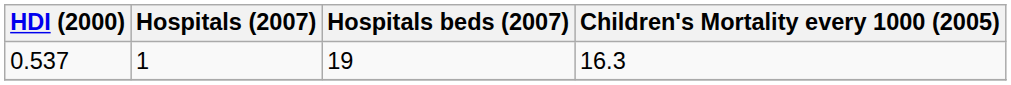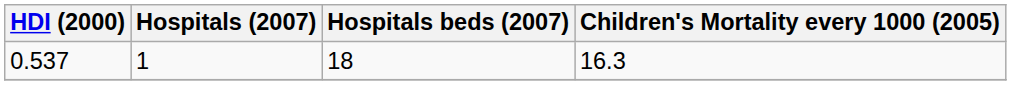(340, 60) 19 -> (340, 60) 18
